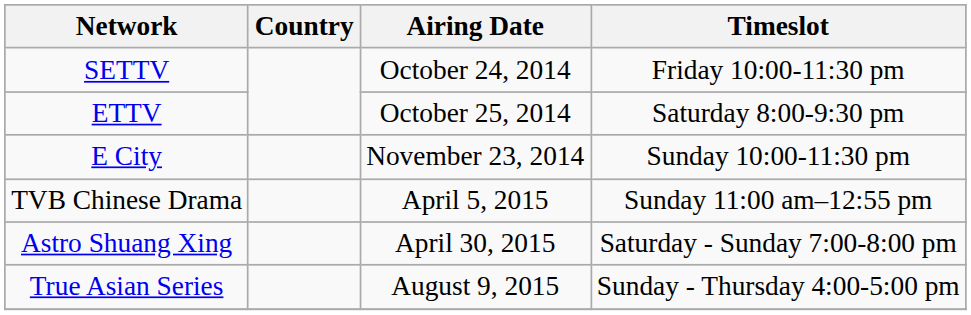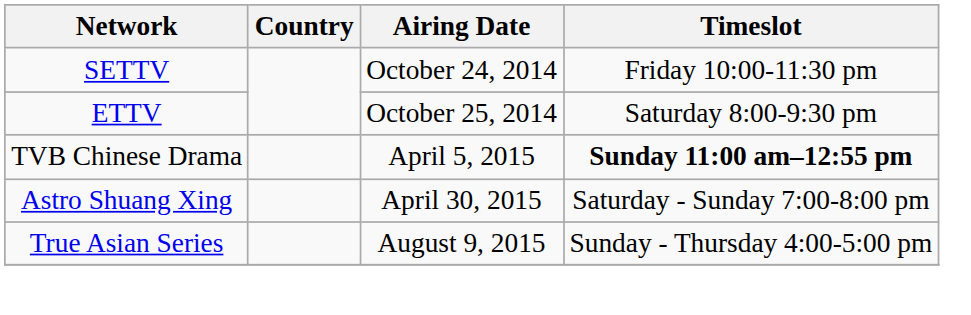- row: (127, 156)
(778, 199) normal -> (751, 156) bold
